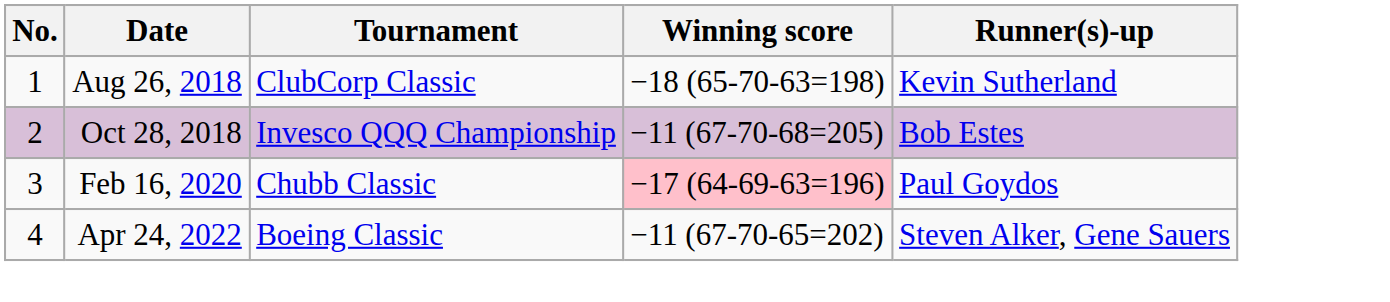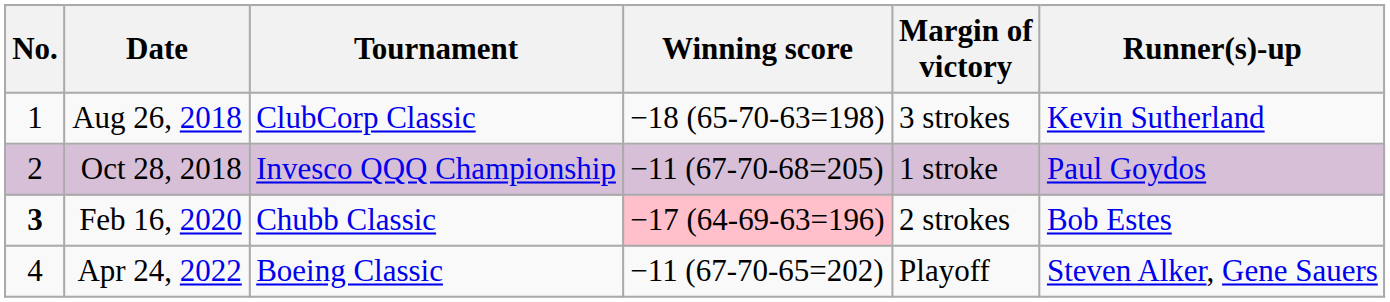+ column: (966, 48)
(962, 132) Bob Estes -> (1127, 169) Paul Goydos
(35, 183) normal -> (35, 220) bold
(979, 183) Paul Goydos -> (1109, 220) Bob Estes
